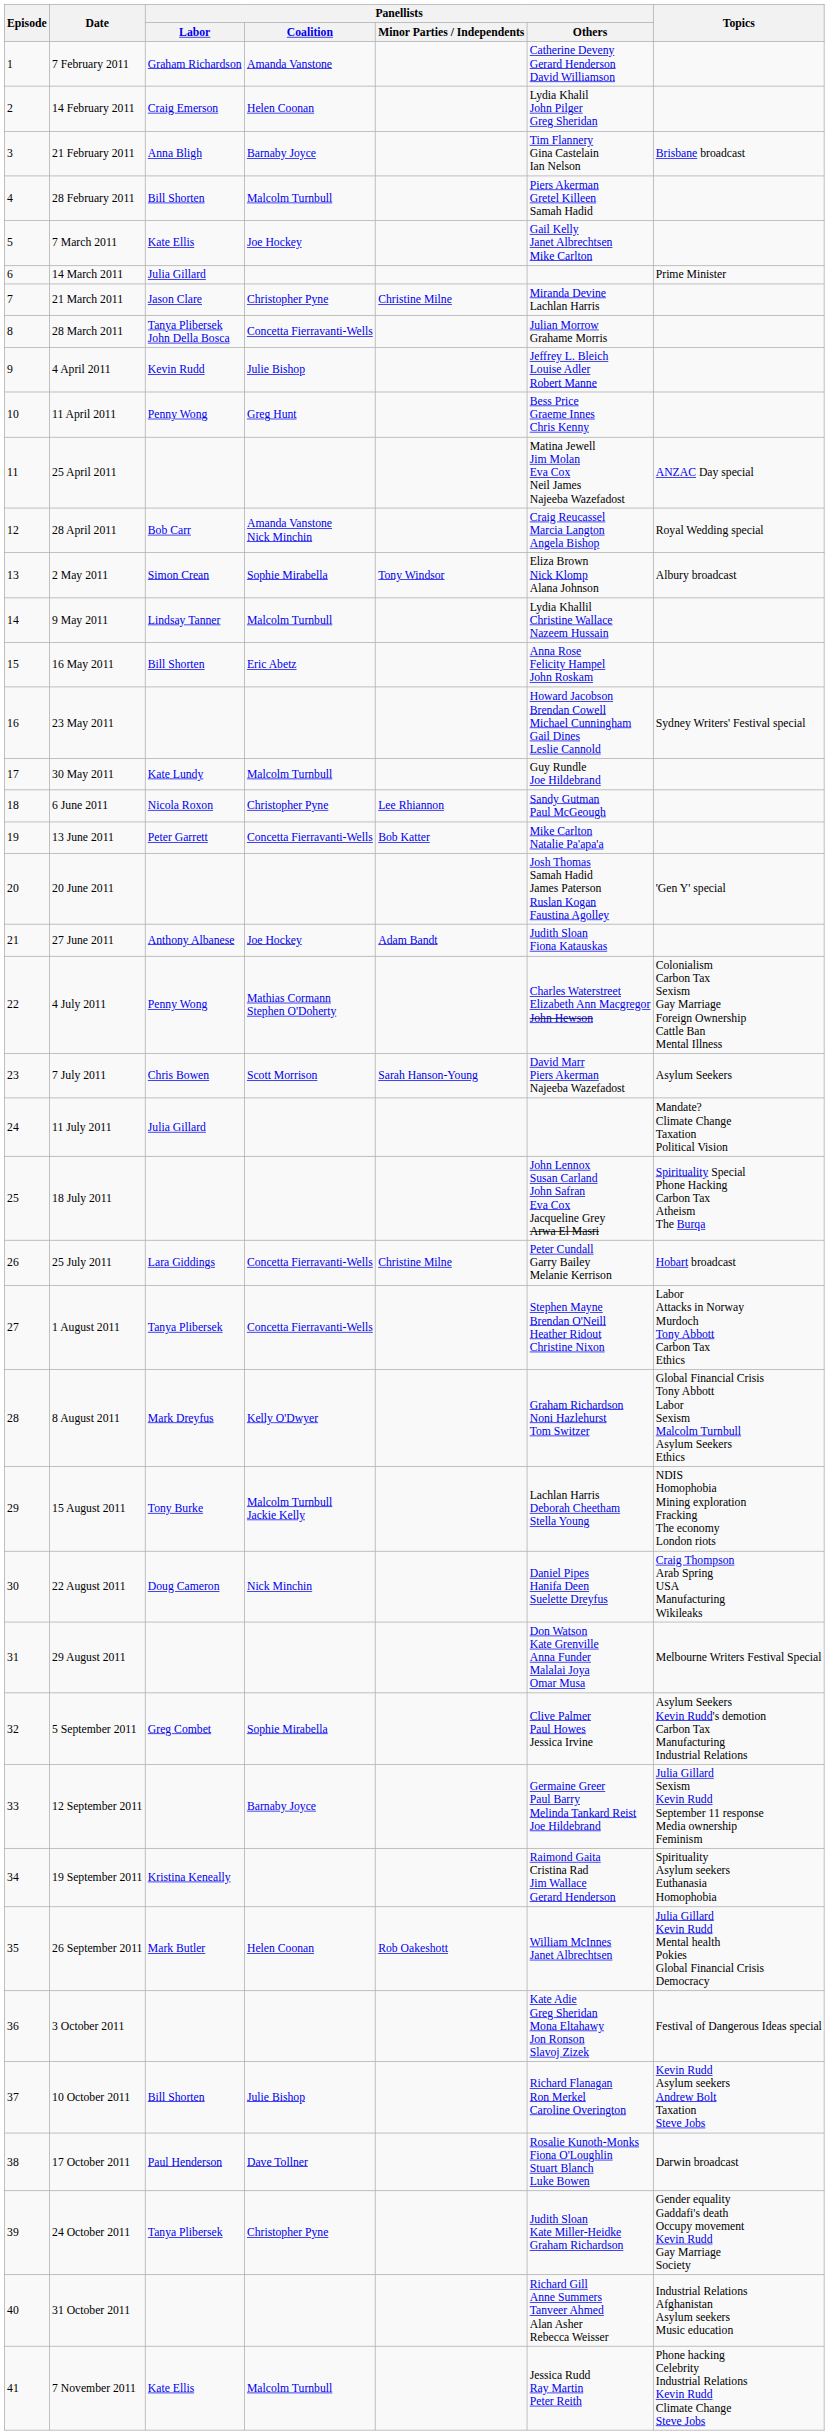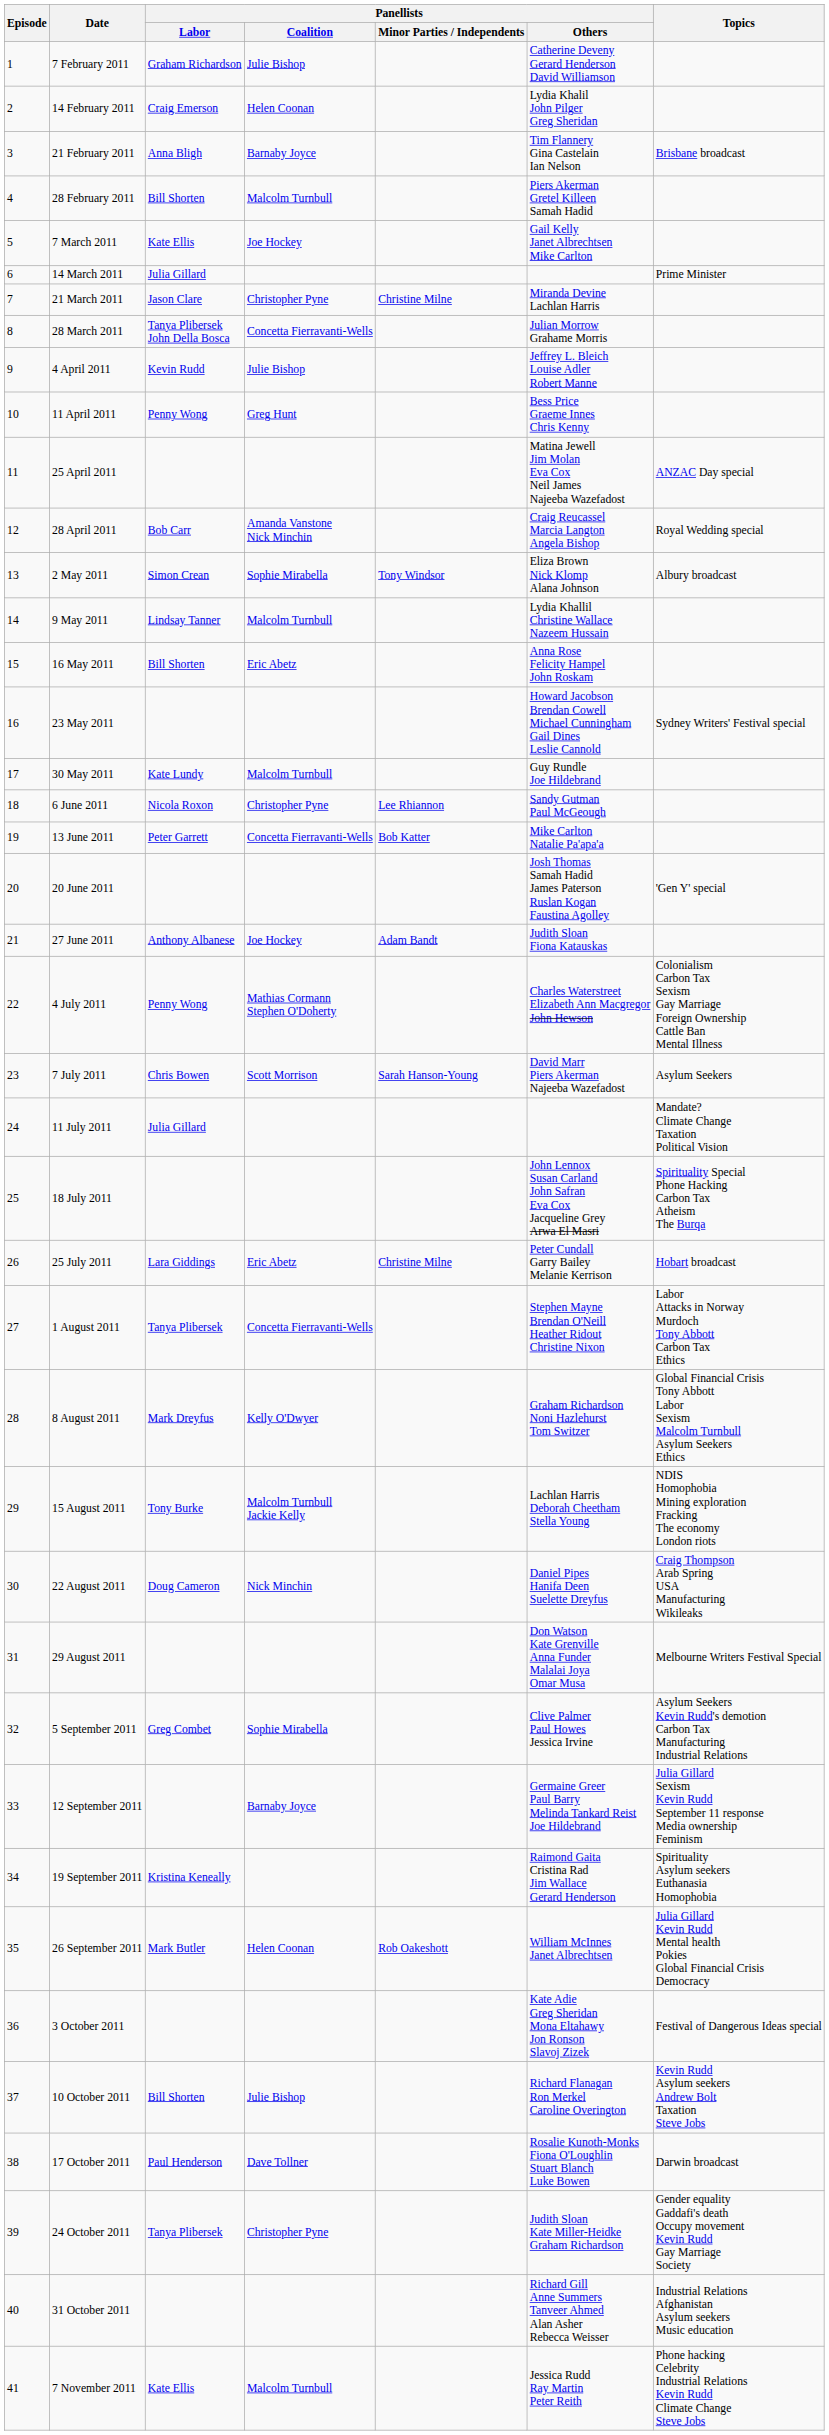(289, 63) Amanda Vanstone -> (276, 63) Julie Bishop
(310, 1262) Concetta Fierravanti-Wells -> (272, 1262) Eric Abetz
